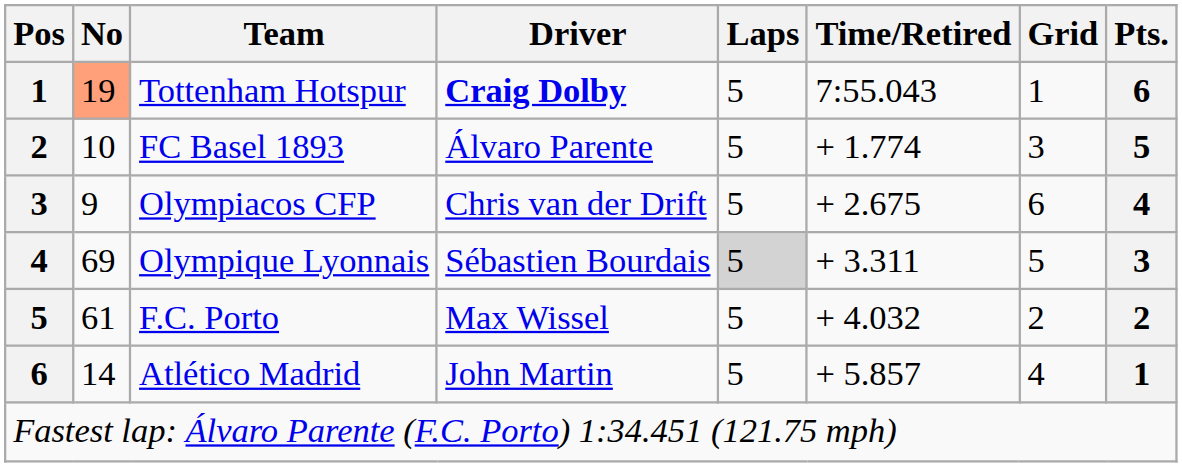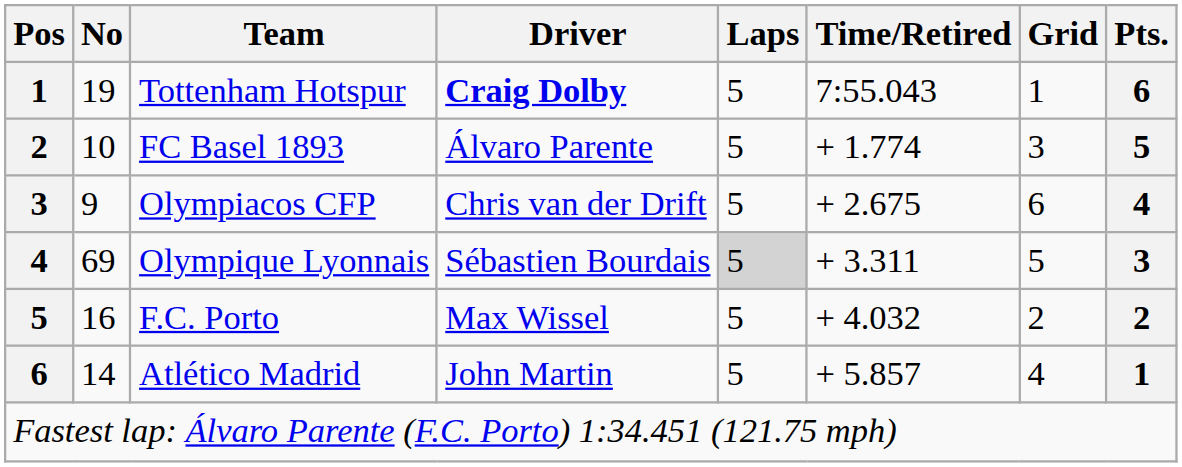(98, 90) lightsalmon background -> (98, 90) no background
(98, 317) 61 -> (98, 317) 16
